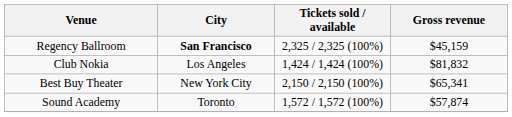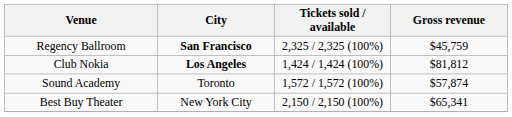(449, 45) $45,159 -> (449, 45) $45,759
(216, 64) normal -> (216, 64) bold
(449, 64) $81,832 -> (449, 64) $81,812
rows swapped: (81, 102) <-> (81, 83)
